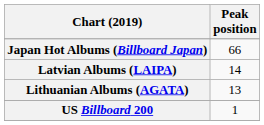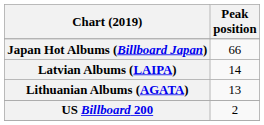(235, 110) 1 -> (235, 110) 2
